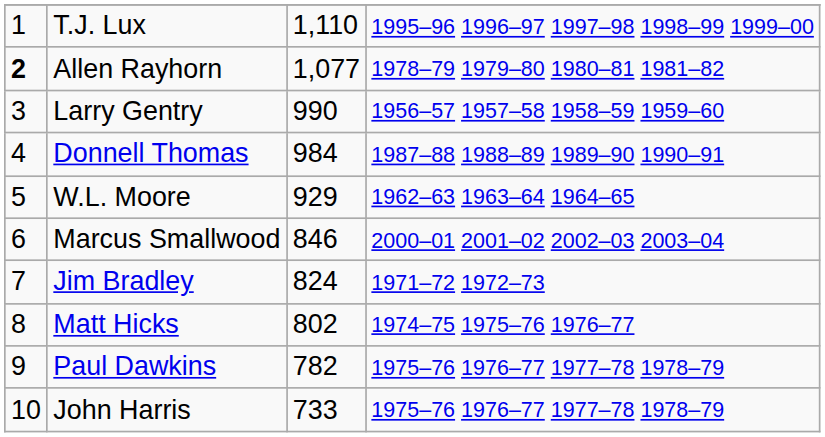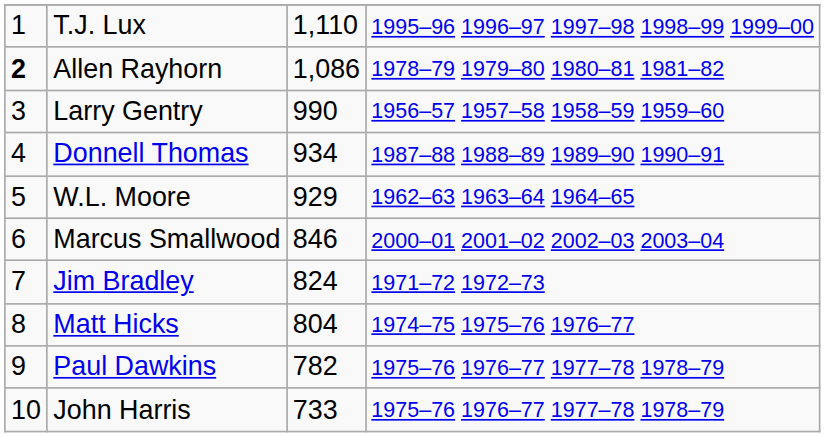(326, 68) 1,077 -> (326, 68) 1,086
(315, 153) 984 -> (315, 153) 934
(315, 324) 802 -> (315, 324) 804
